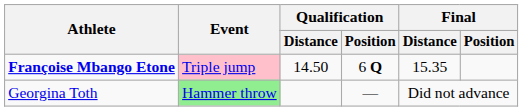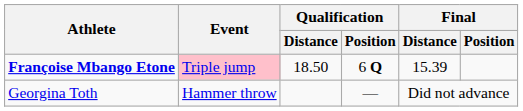(311, 67) 14.50 -> (311, 67) 18.50
(430, 67) 15.35 -> (430, 67) 15.39
(229, 93) lightgreen background -> (229, 93) no background
